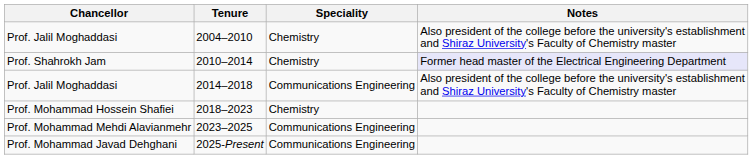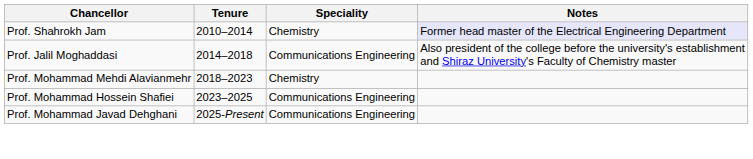- row: (224, 37)
(90, 109) Prof. Mohammad Hossein Shafiei -> (99, 79) Prof. Mohammad Mehdi Alavianmehr
(99, 127) Prof. Mohammad Mehdi Alavianmehr -> (90, 97) Prof. Mohammad Hossein Shafiei
